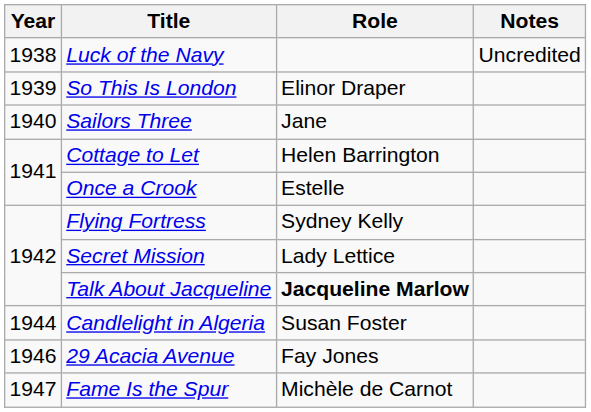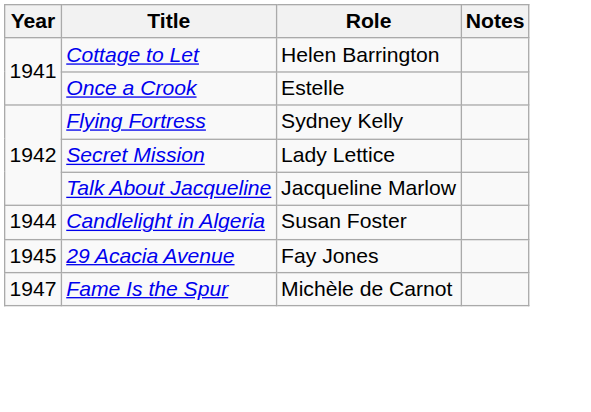- row: (145, 54)
- row: (151, 88)
- row: (129, 121)
(375, 289) bold -> (369, 188) normal
(33, 356) 1946 -> (33, 255) 1945
